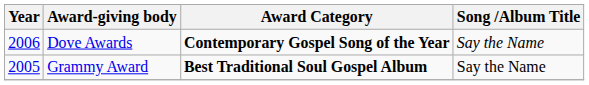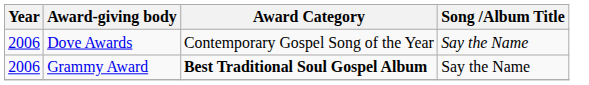(317, 42) bold -> (309, 42) normal
(24, 67) 2005 -> (24, 67) 2006
